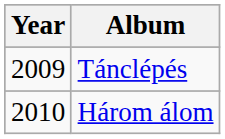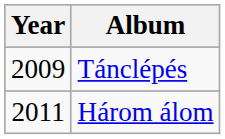(38, 111) 2010 -> (38, 111) 2011
